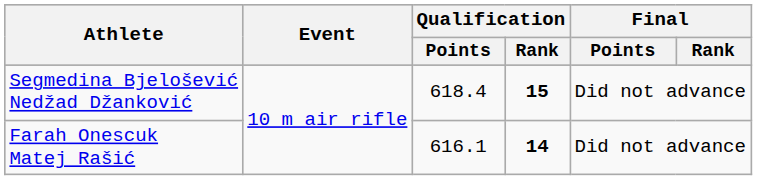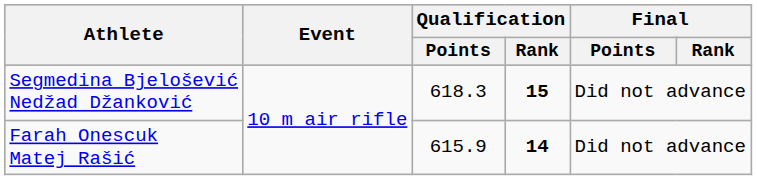(458, 92) 618.4 -> (458, 92) 618.3
(458, 147) 616.1 -> (458, 147) 615.9
